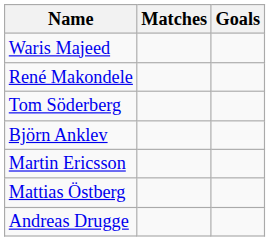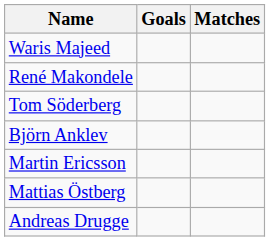columns swapped: (174, 18) <-> (238, 18)
